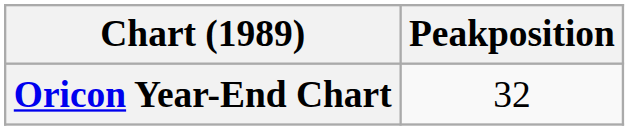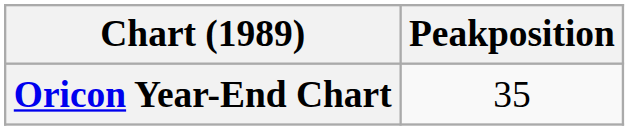(512, 93) 32 -> (512, 93) 35
